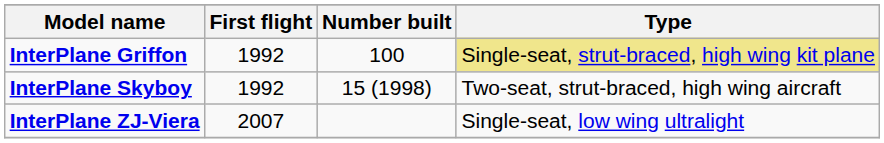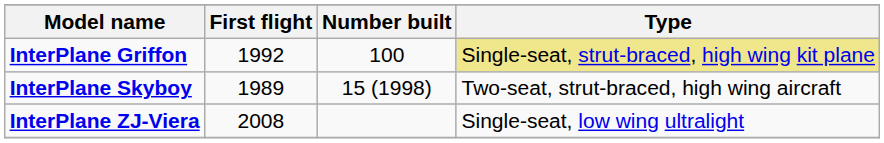(261, 88) 1992 -> (261, 88) 1989
(261, 121) 2007 -> (261, 121) 2008
